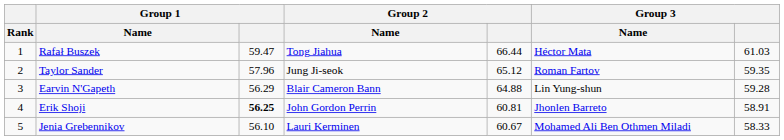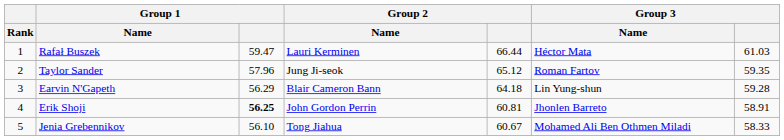(314, 51) Tong Jiahua -> (323, 51) Lauri Kerminen
(509, 89) 64.88 -> (509, 89) 64.18
(323, 126) Lauri Kerminen -> (314, 126) Tong Jiahua
